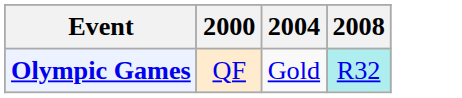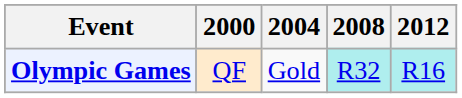+ column: (423, 26)
